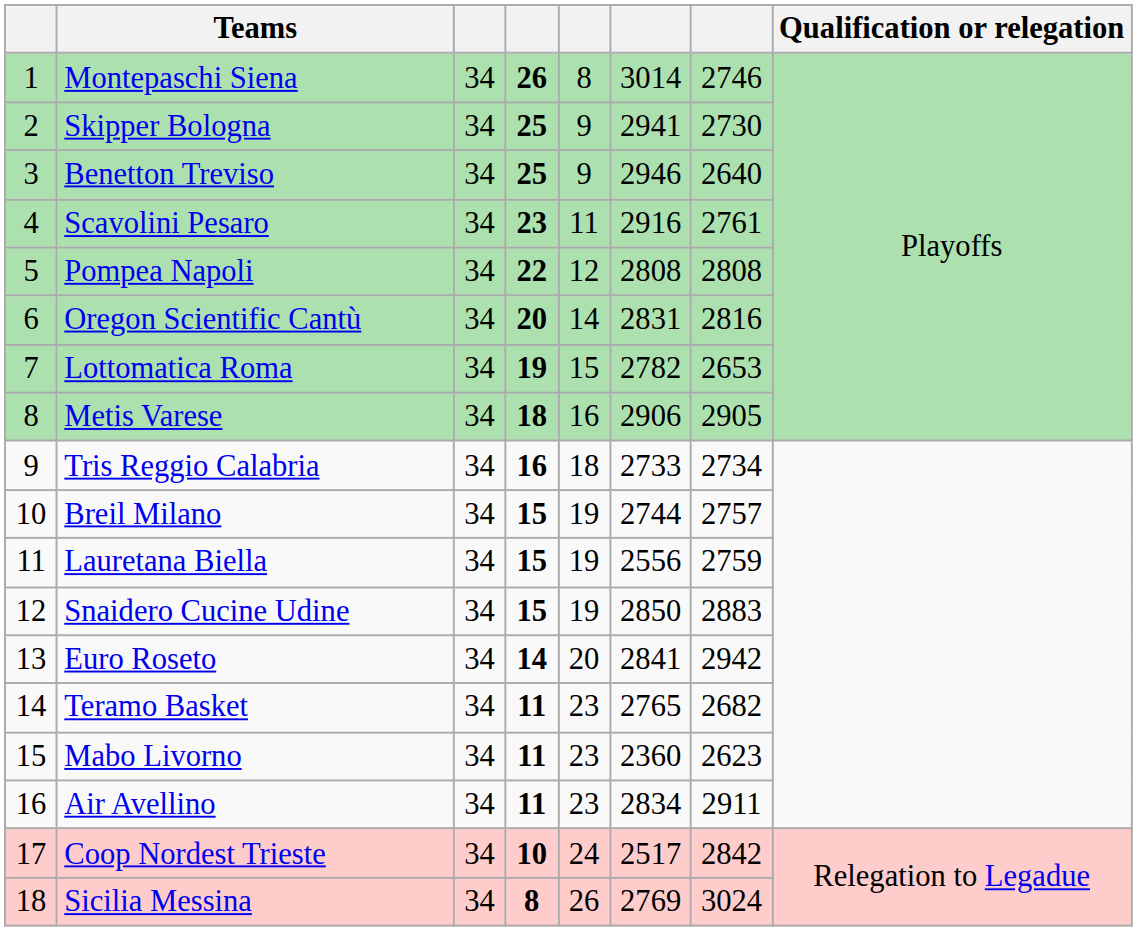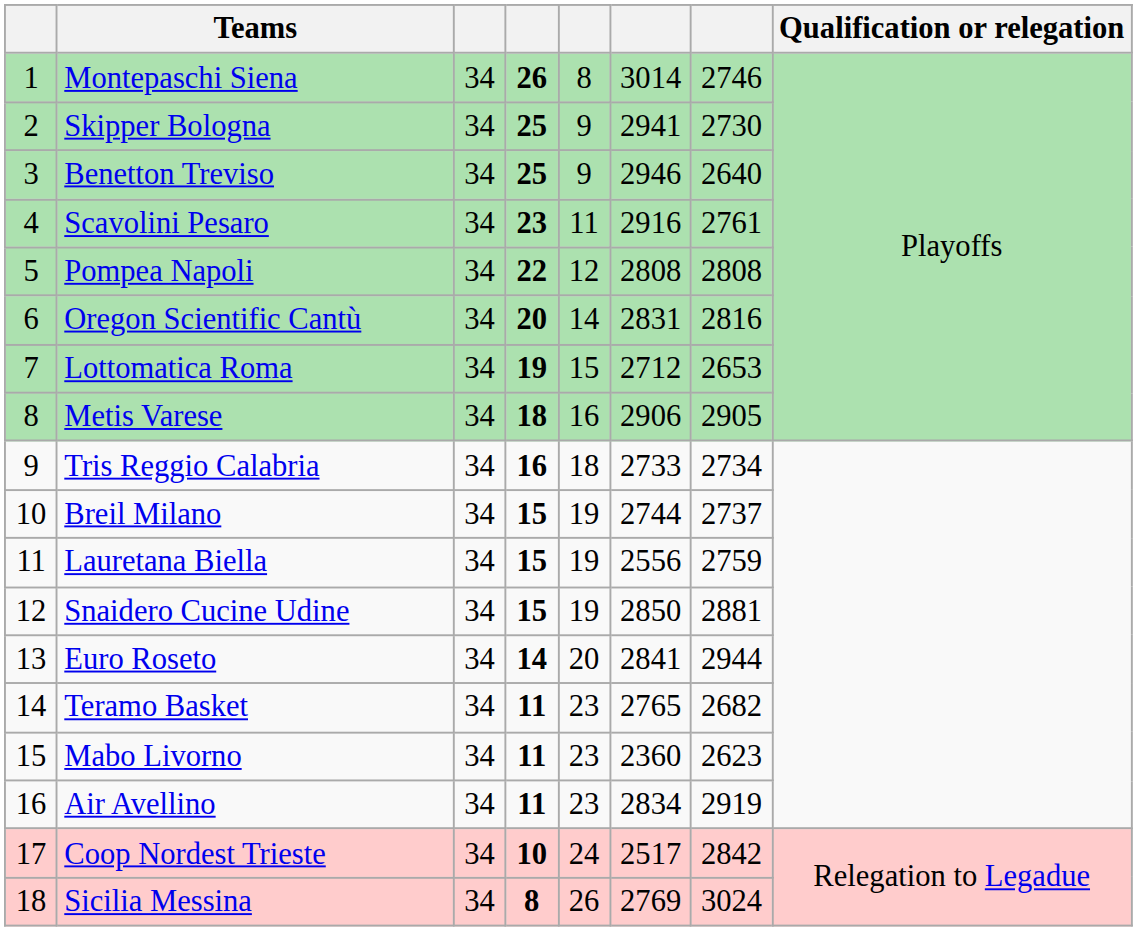(651, 367) 2782 -> (651, 367) 2712
(732, 513) 2757 -> (732, 513) 2737
(732, 610) 2883 -> (732, 610) 2881
(732, 658) 2942 -> (732, 658) 2944
(732, 804) 2911 -> (732, 804) 2919
